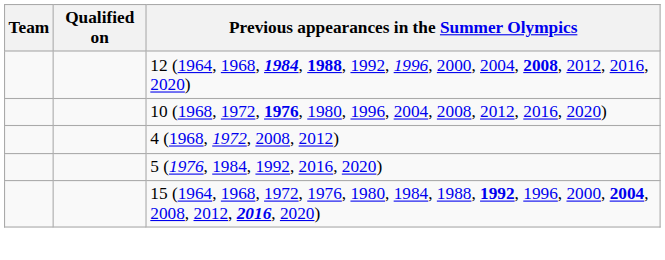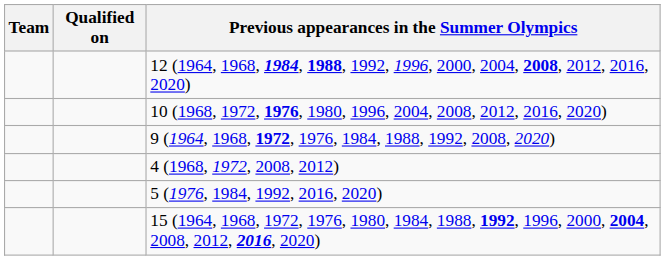+ row: (353, 139)
